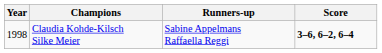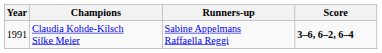(17, 34) 1998 -> (17, 34) 1991
